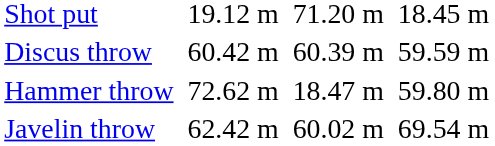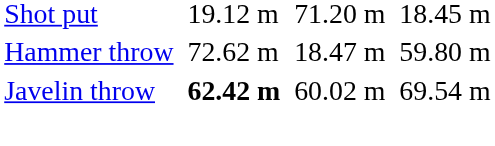- row: (78, 52)
(233, 128) normal -> (234, 90) bold
